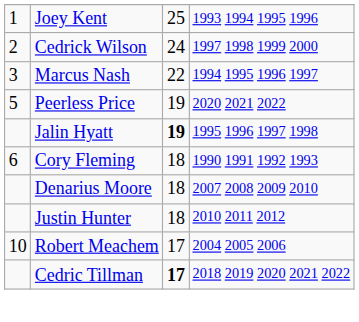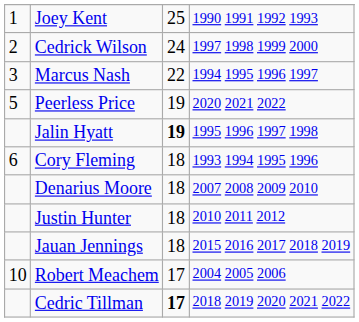(255, 18) 1993 1994 1995 1996 -> (255, 18) 1990 1991 1992 1993
(255, 160) 1990 1991 1992 1993 -> (255, 160) 1993 1994 1995 1996
+ row: (89, 246)
